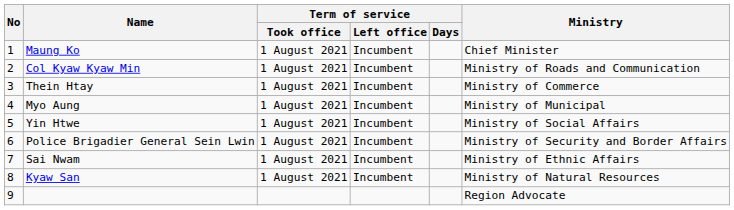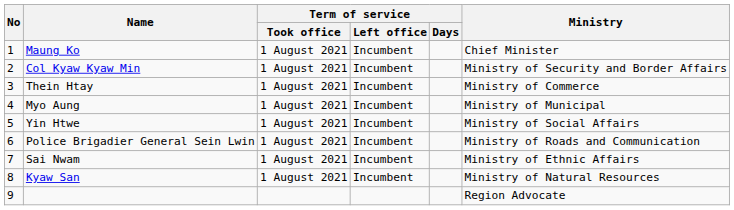(582, 68) Ministry of Roads and Communication -> (596, 68) Ministry of Security and Border Affairs
(596, 141) Ministry of Security and Border Affairs -> (582, 141) Ministry of Roads and Communication
